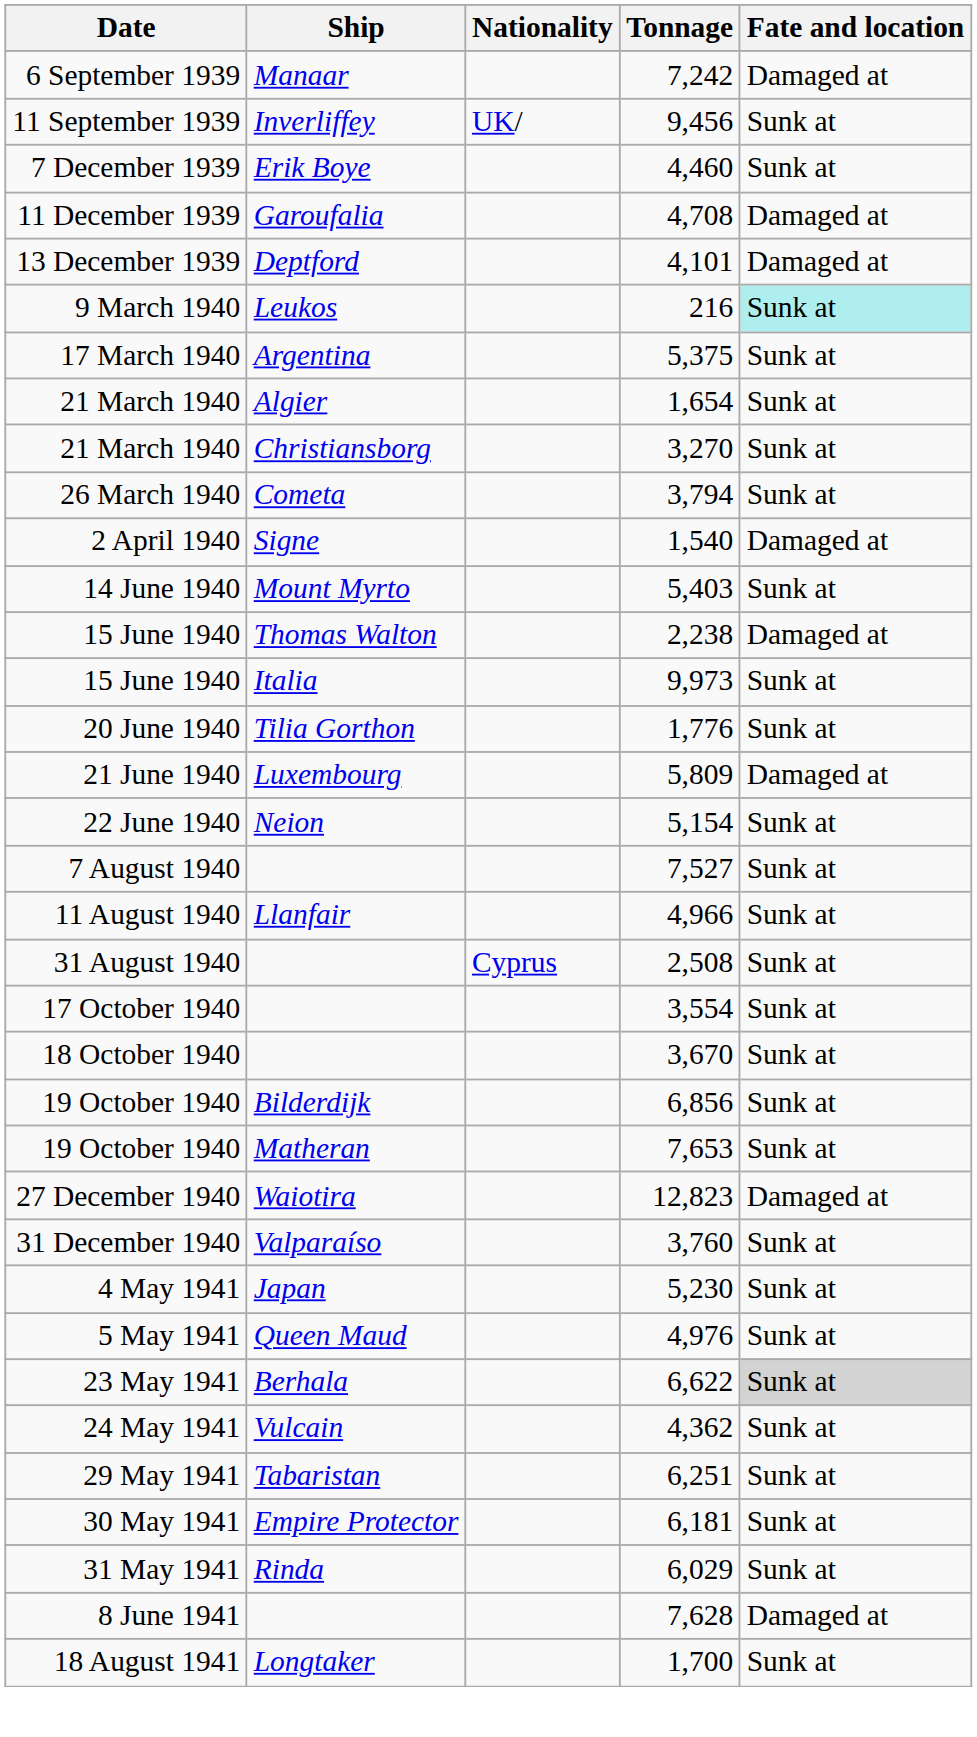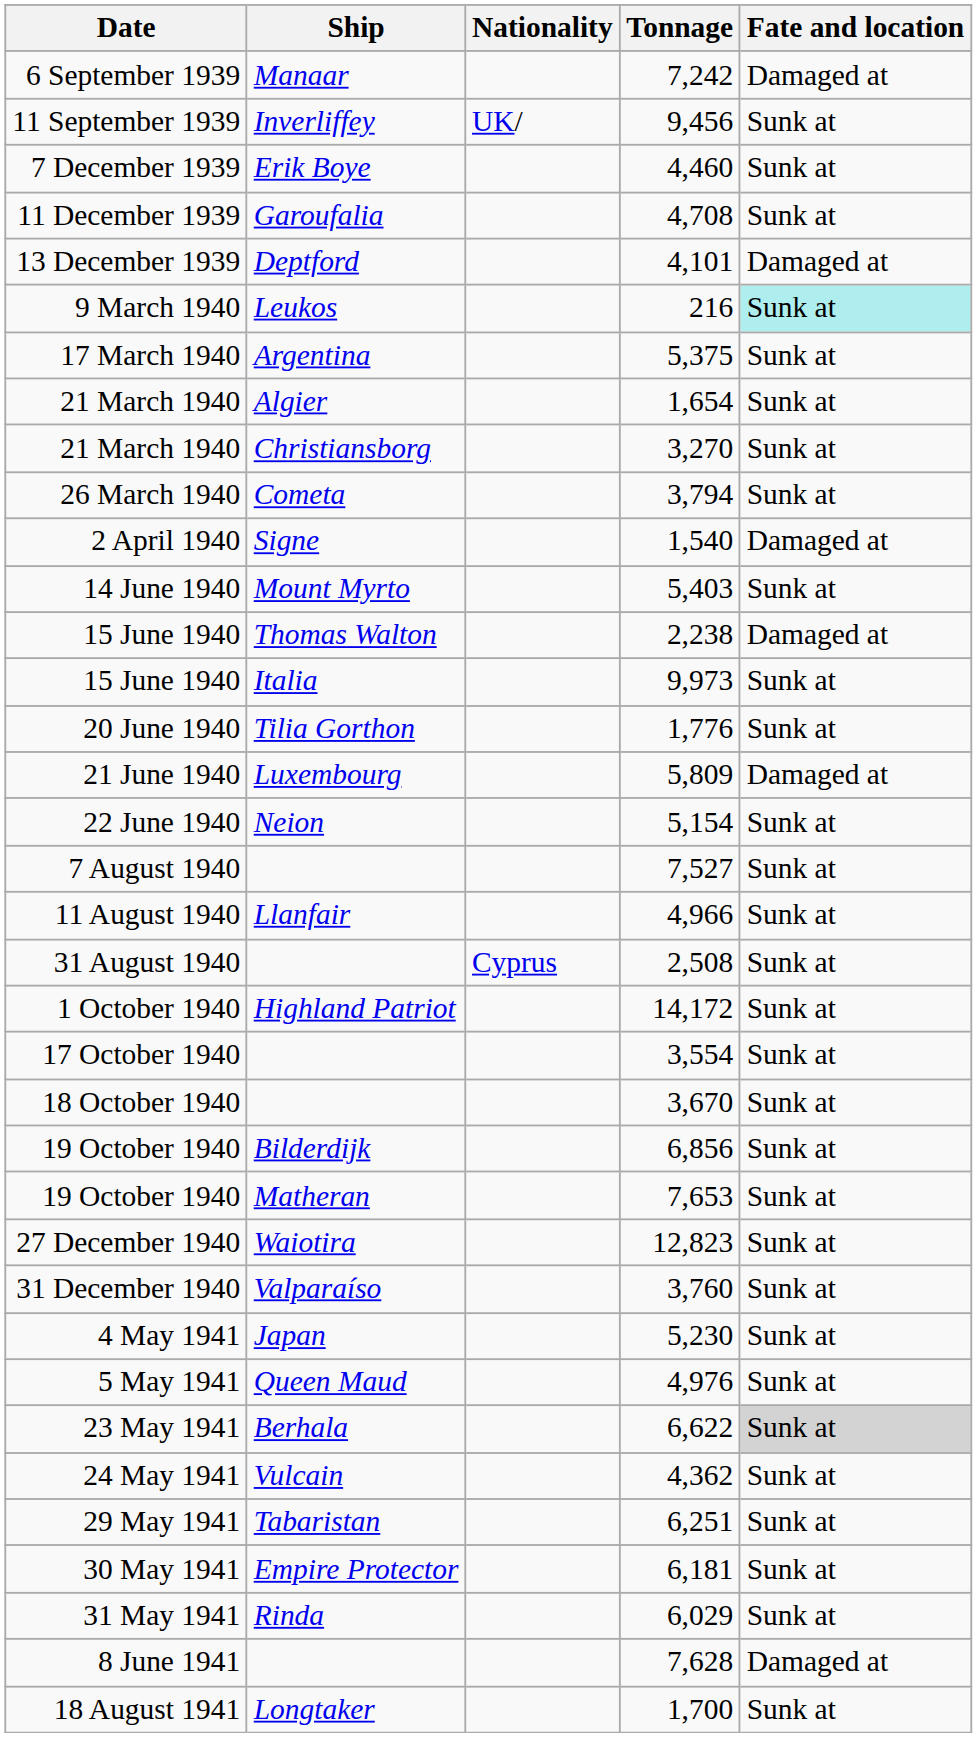(817, 214) Damaged at -> (791, 214) Sunk at
+ row: (149, 1008)
(817, 1195) Damaged at -> (791, 1241) Sunk at
